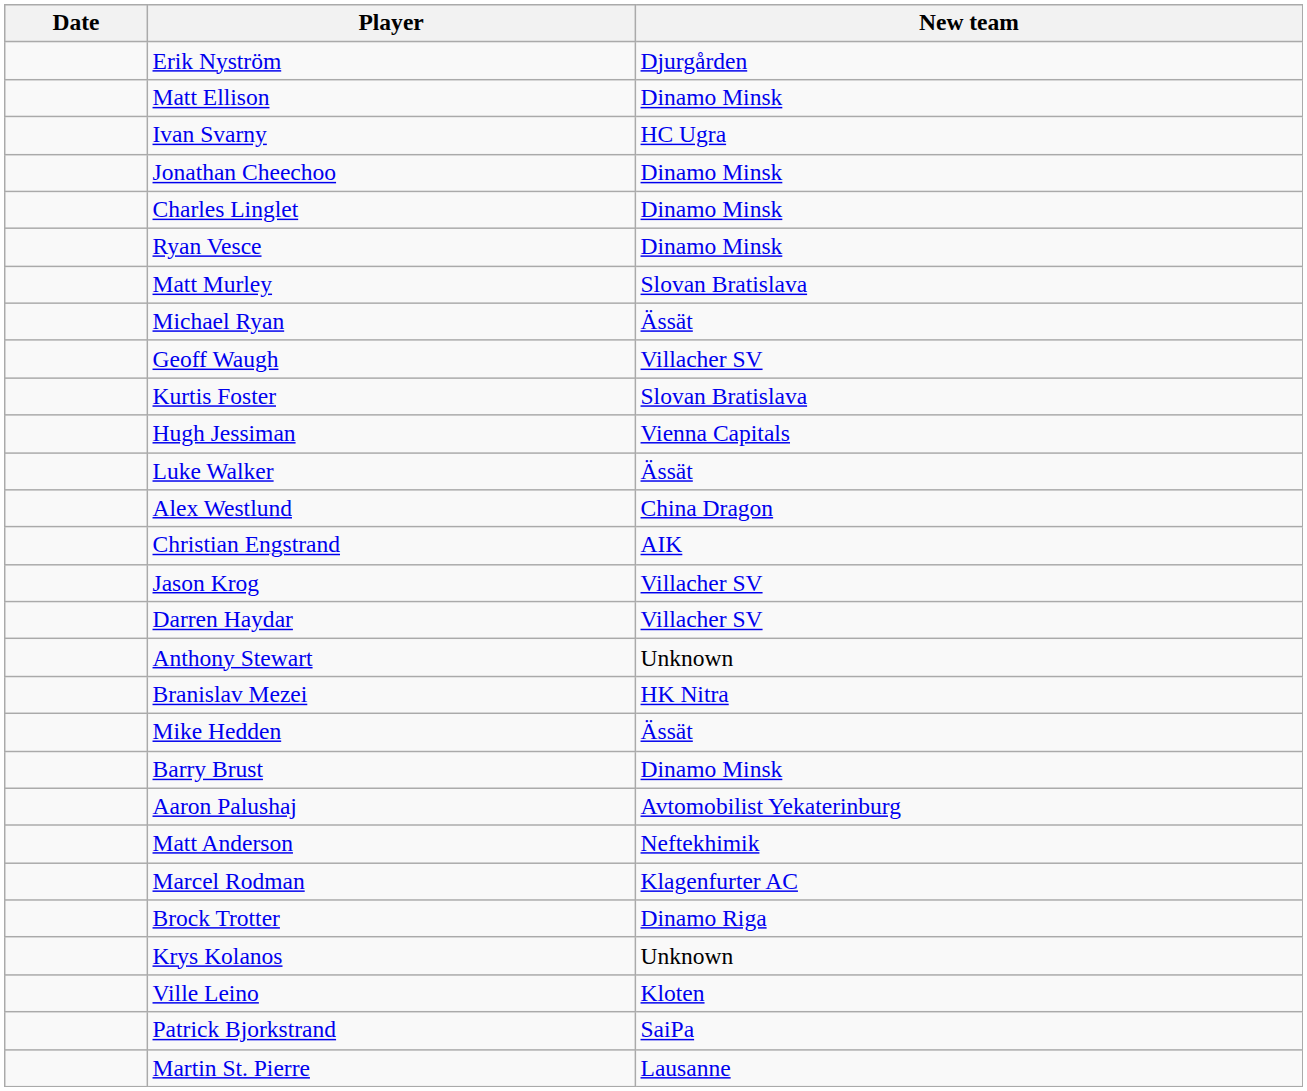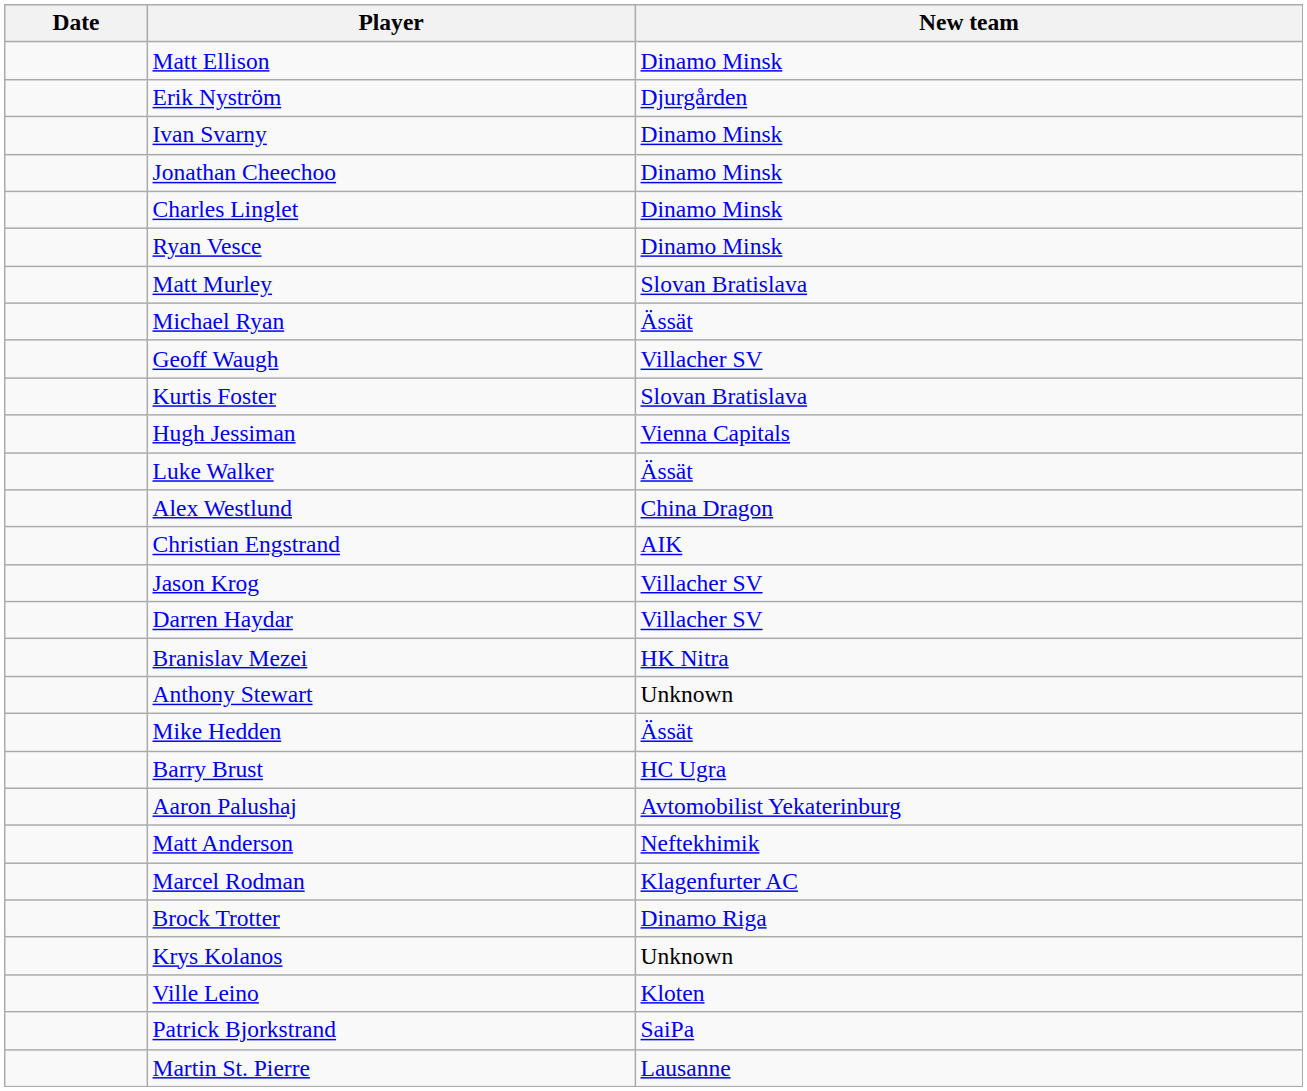rows swapped: (217, 60) <-> (211, 97)
(683, 135) HC Ugra -> (711, 135) Dinamo Minsk
rows swapped: (233, 657) <-> (230, 694)
(711, 769) Dinamo Minsk -> (683, 769) HC Ugra
